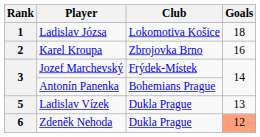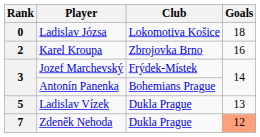(20, 31) 1 -> (20, 31) 0
(20, 123) 6 -> (20, 123) 7
